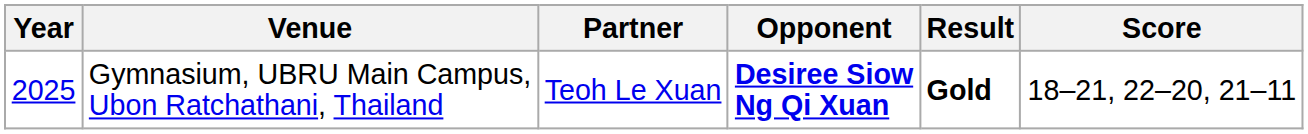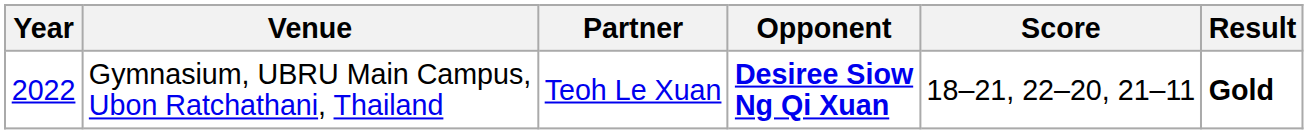columns swapped: (1162, 28) <-> (970, 28)
(44, 89) 2025 -> (44, 89) 2022
